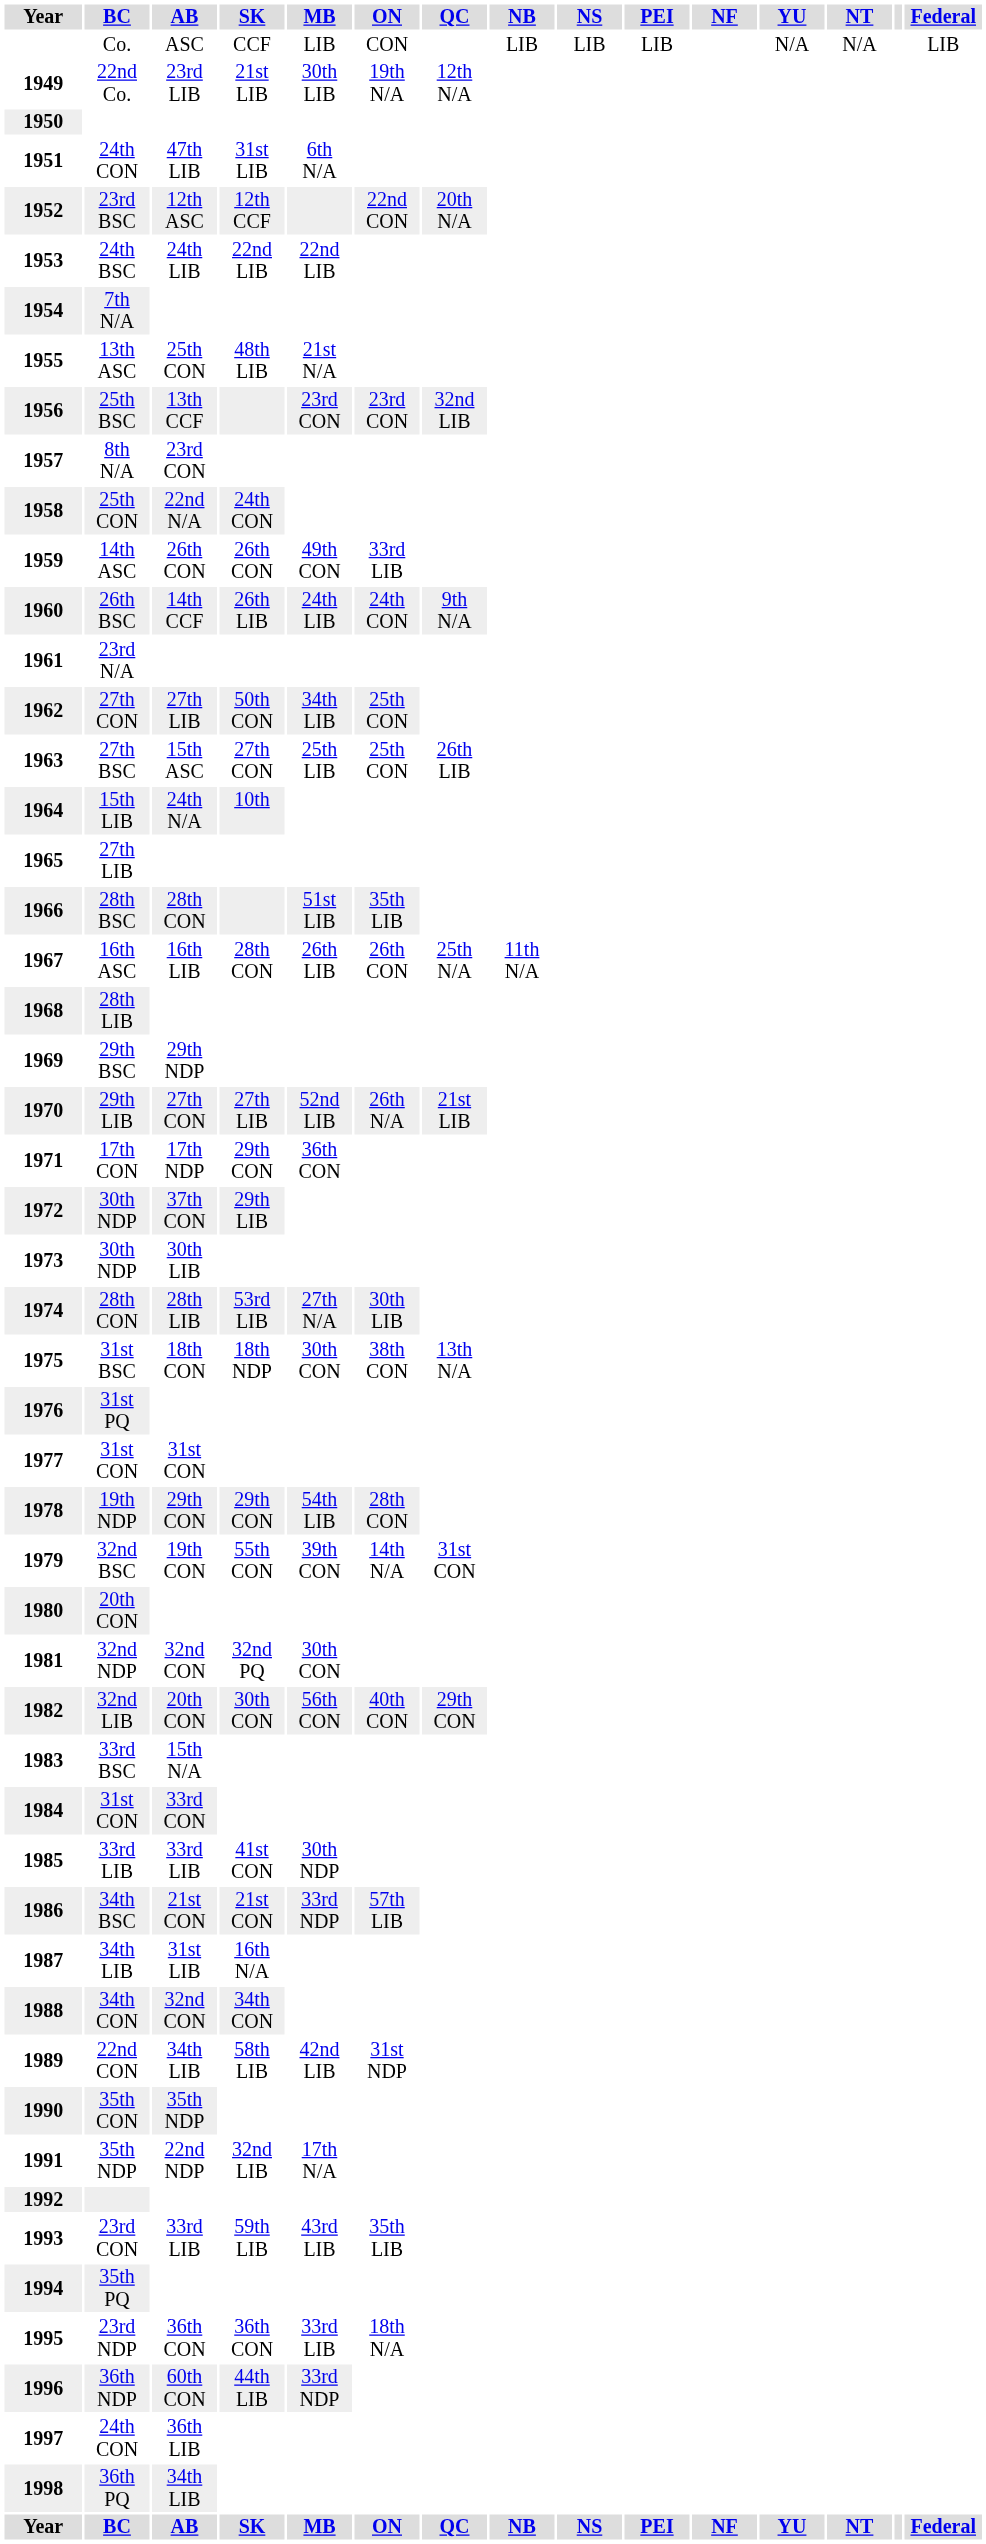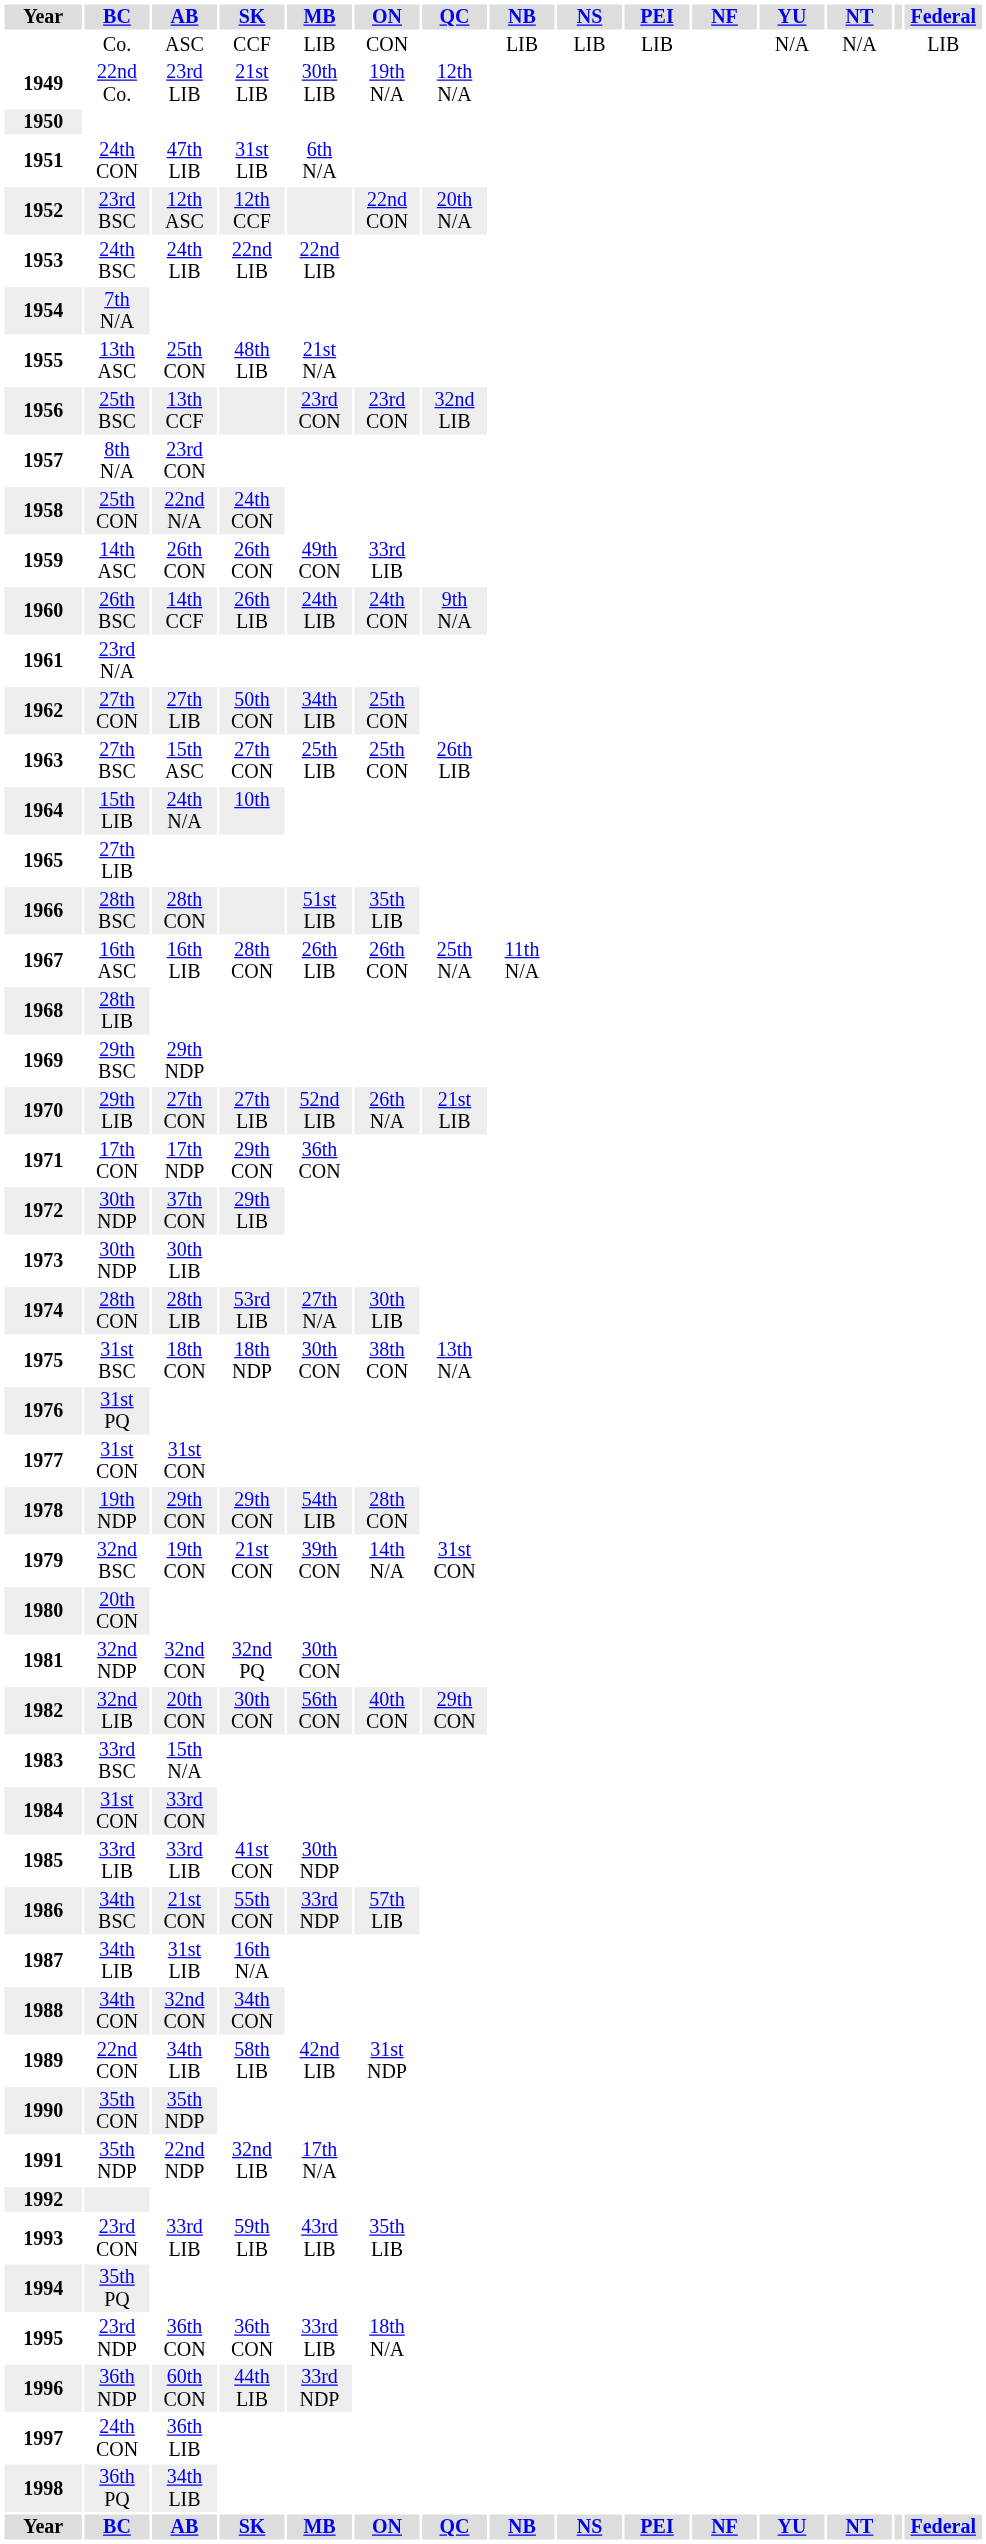(252, 1560) 55th CON -> (252, 1560) 21st CON
(252, 1910) 21st CON -> (252, 1910) 55th CON
